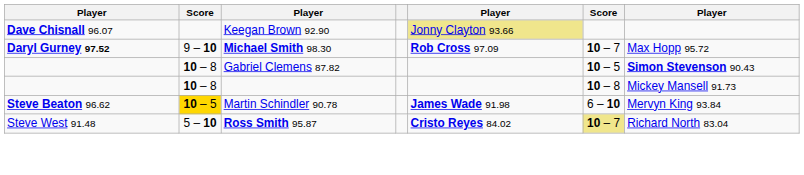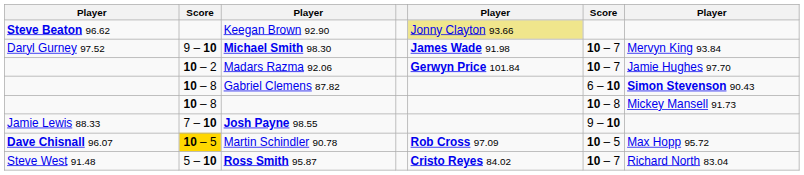(60, 29) Dave Chisnall 96.07 -> (59, 29) Steve Beaton 96.62
(58, 48) bold -> (56, 48) normal
(455, 48) Rob Cross 97.09 -> (460, 48) James Wade 91.98
(668, 48) Max Hopp 95.72 -> (674, 48) Mervyn King 93.84
+ row: (278, 67)
(604, 67) 10 – 5 -> (604, 85) 6 – 10
+ row: (271, 123)
(59, 104) Steve Beaton 96.62 -> (60, 142) Dave Chisnall 96.07
(460, 104) James Wade 91.98 -> (455, 142) Rob Cross 97.09
(604, 104) 6 – 10 -> (604, 142) 10 – 5
(674, 104) Mervyn King 93.84 -> (668, 142) Max Hopp 95.72
(604, 123) khaki background -> (604, 161) no background
